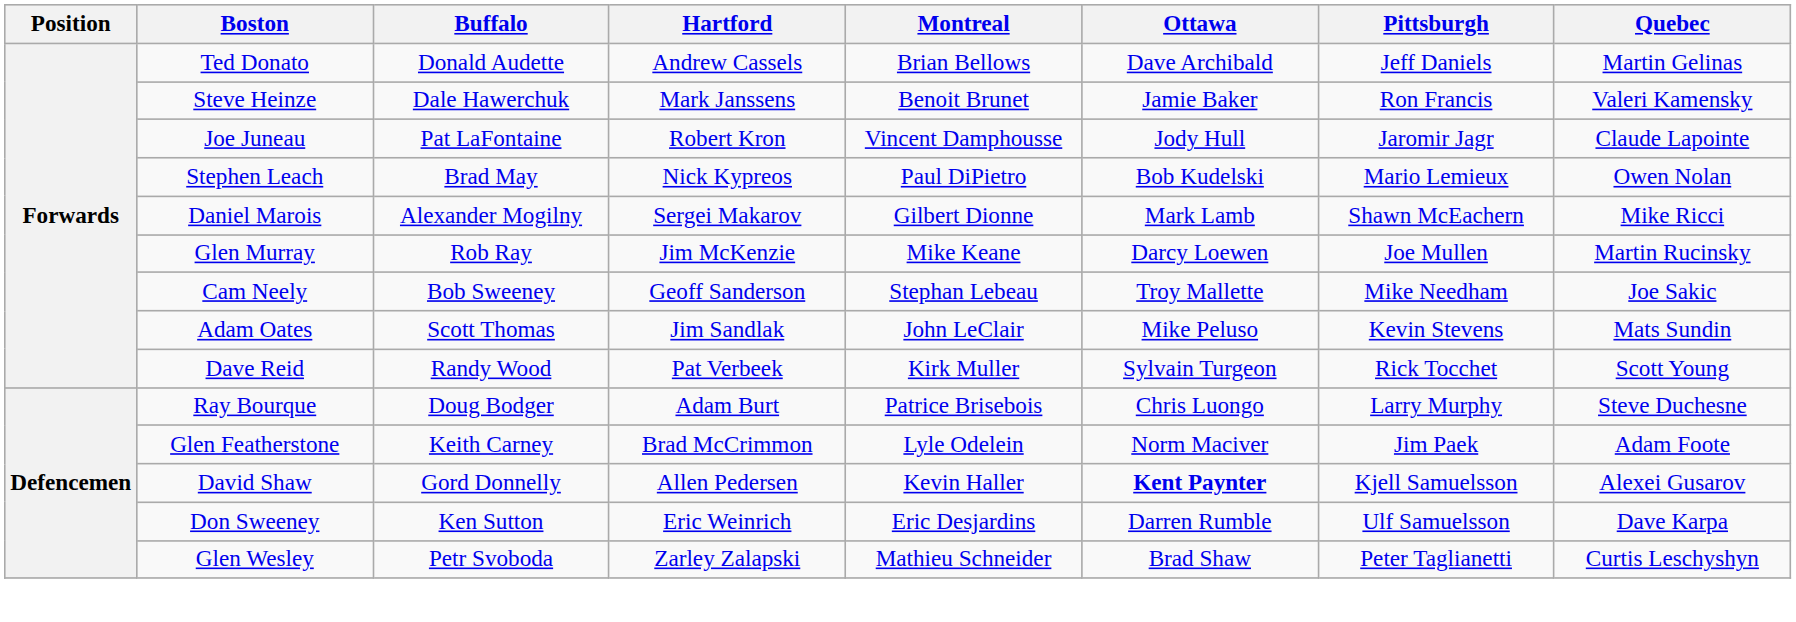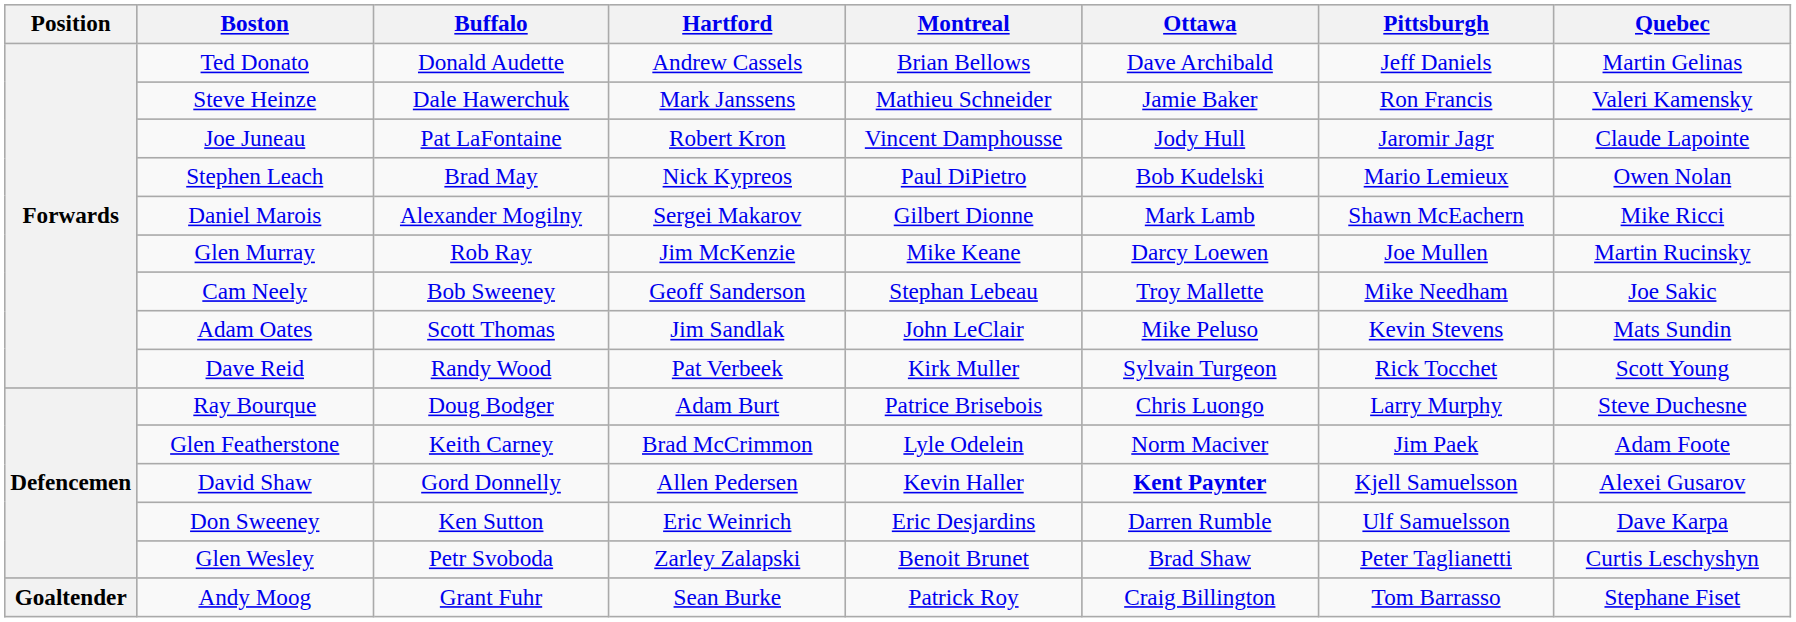(964, 100) Benoit Brunet -> (964, 100) Mathieu Schneider
(964, 559) Mathieu Schneider -> (964, 559) Benoit Brunet
+ row: (255, 597)
